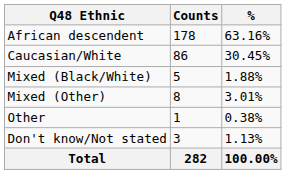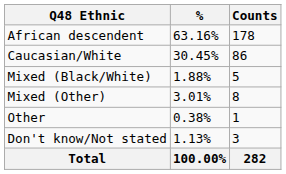columns swapped: (196, 15) <-> (251, 15)
